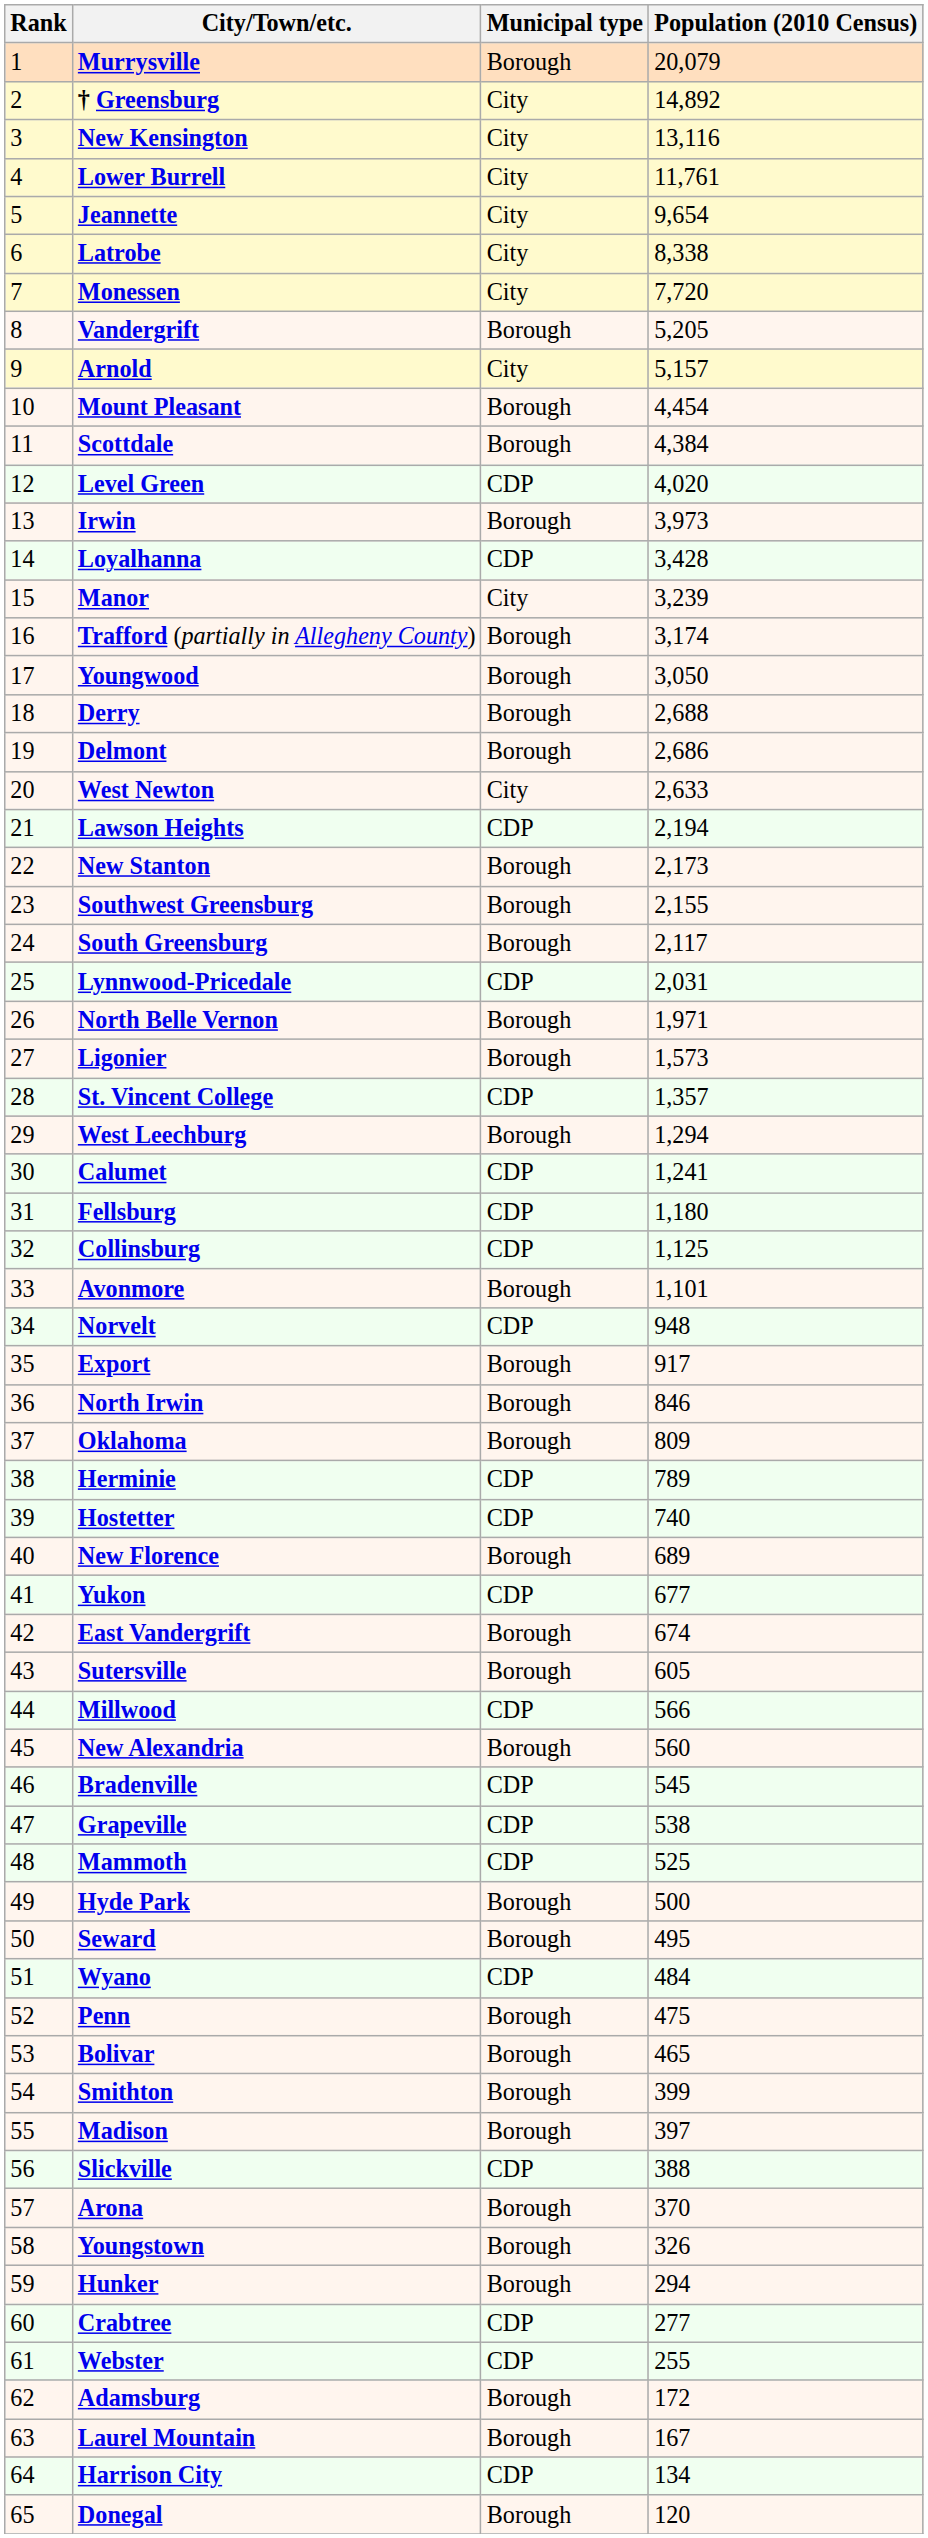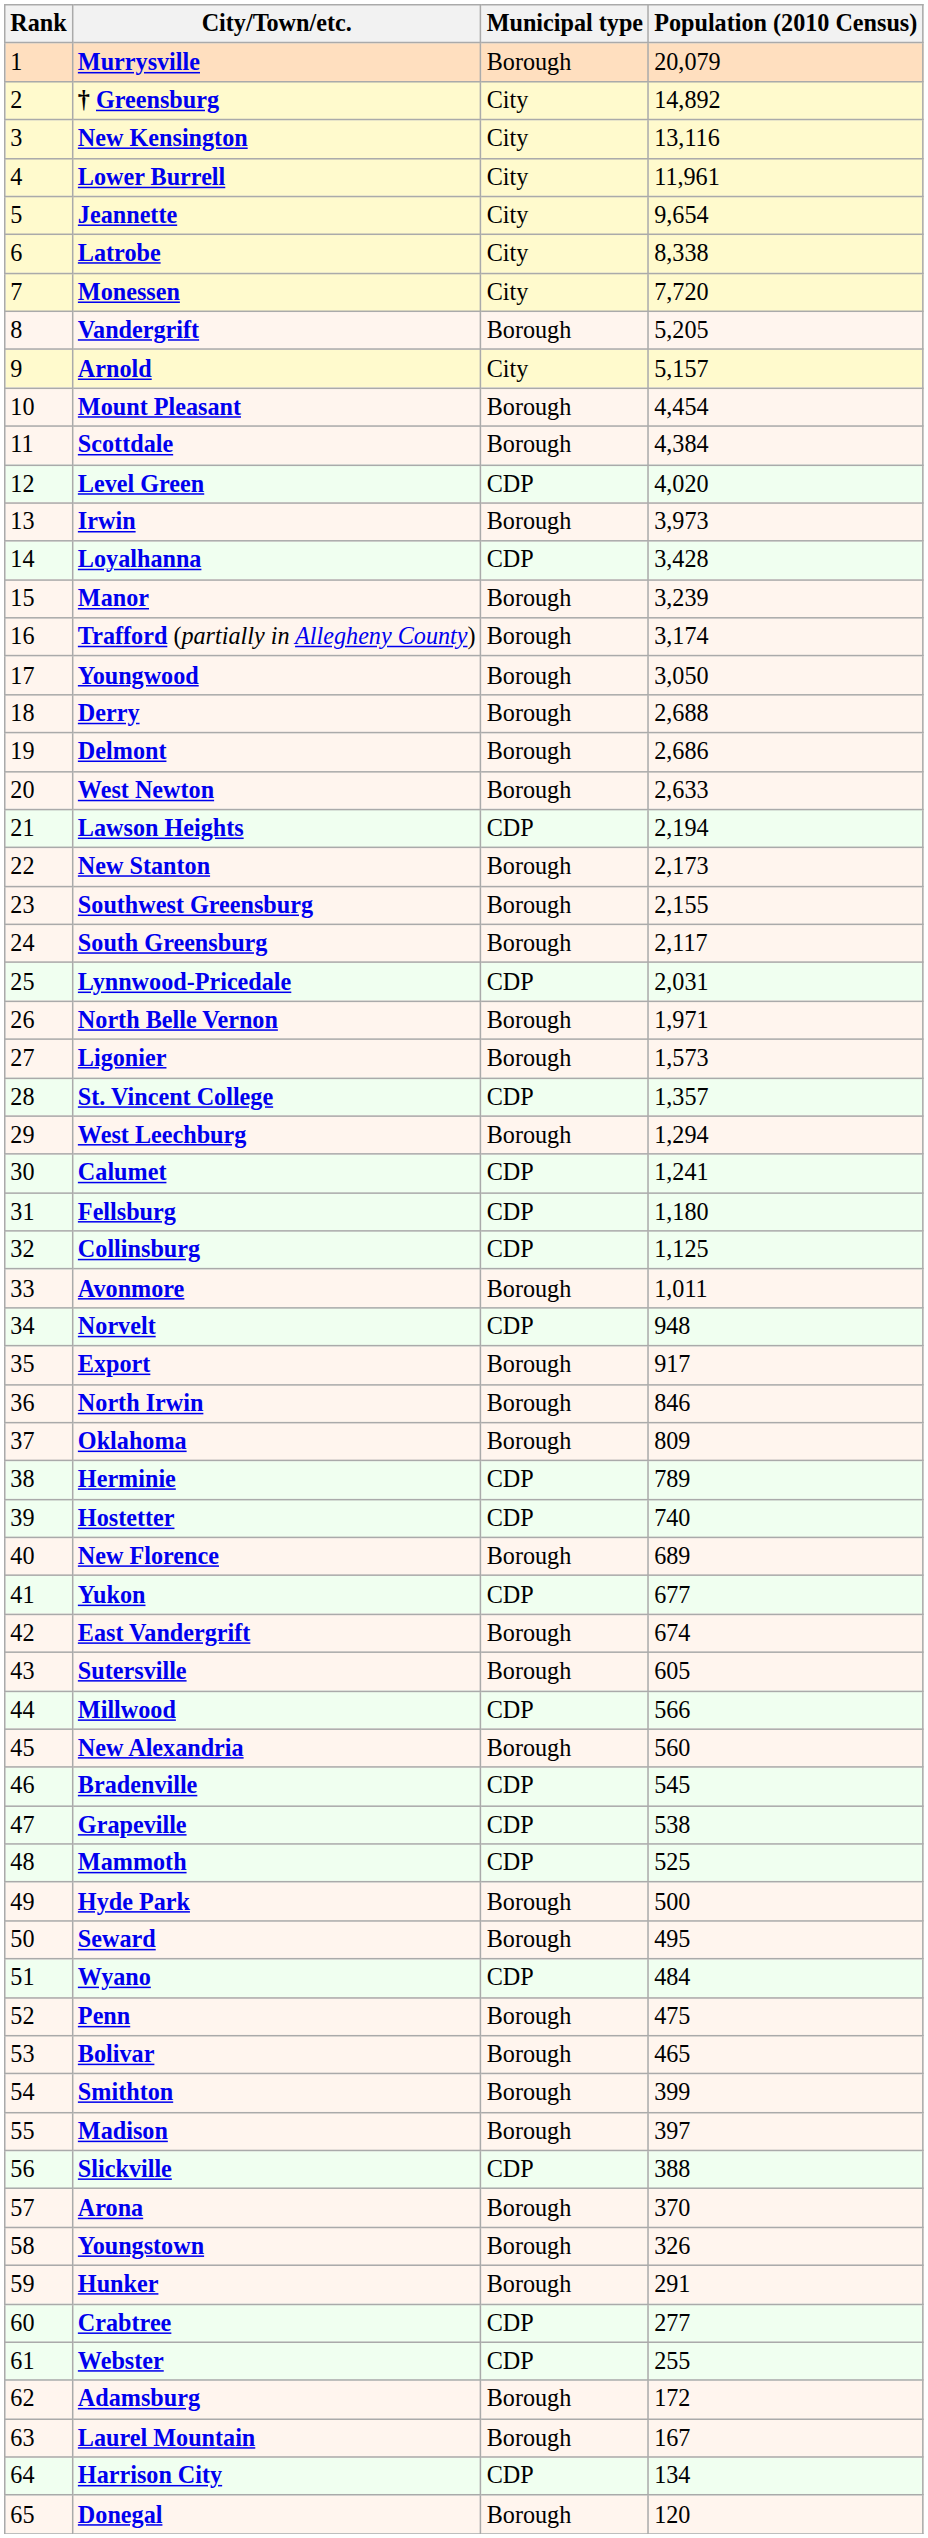(687, 176) 11,761 -> (687, 176) 11,961
(507, 598) City -> (529, 598) Borough
(507, 789) City -> (529, 789) Borough
(681, 1288) 1,101 -> (681, 1288) 1,011
(672, 2284) 294 -> (672, 2284) 291
